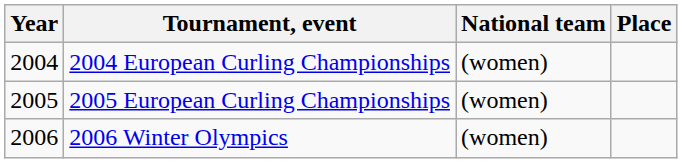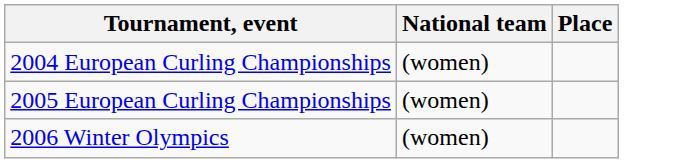- column: (34, 23)
